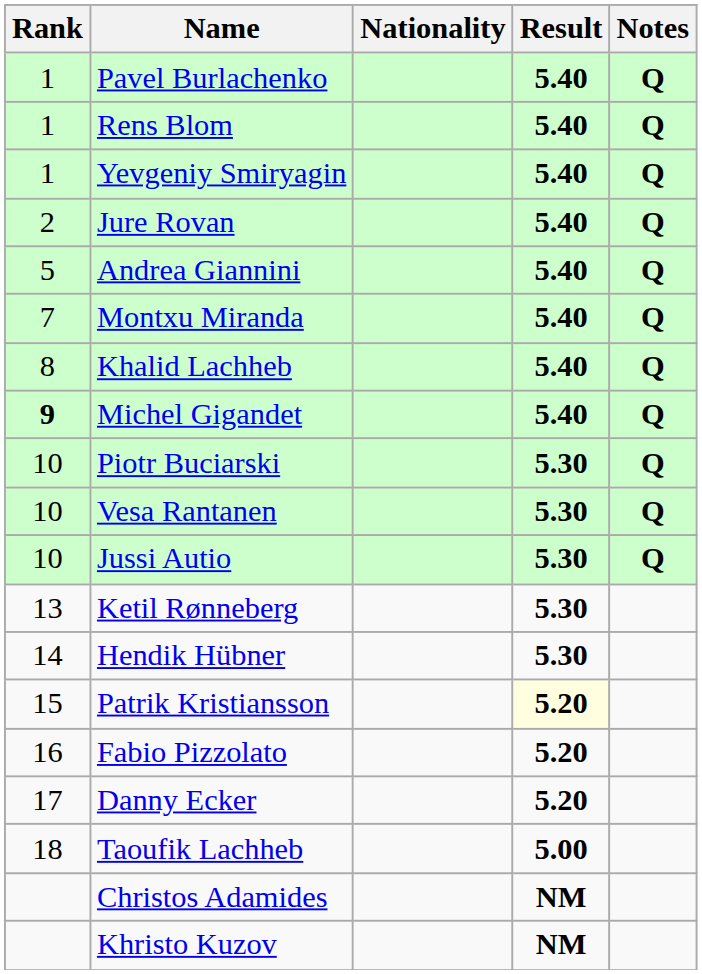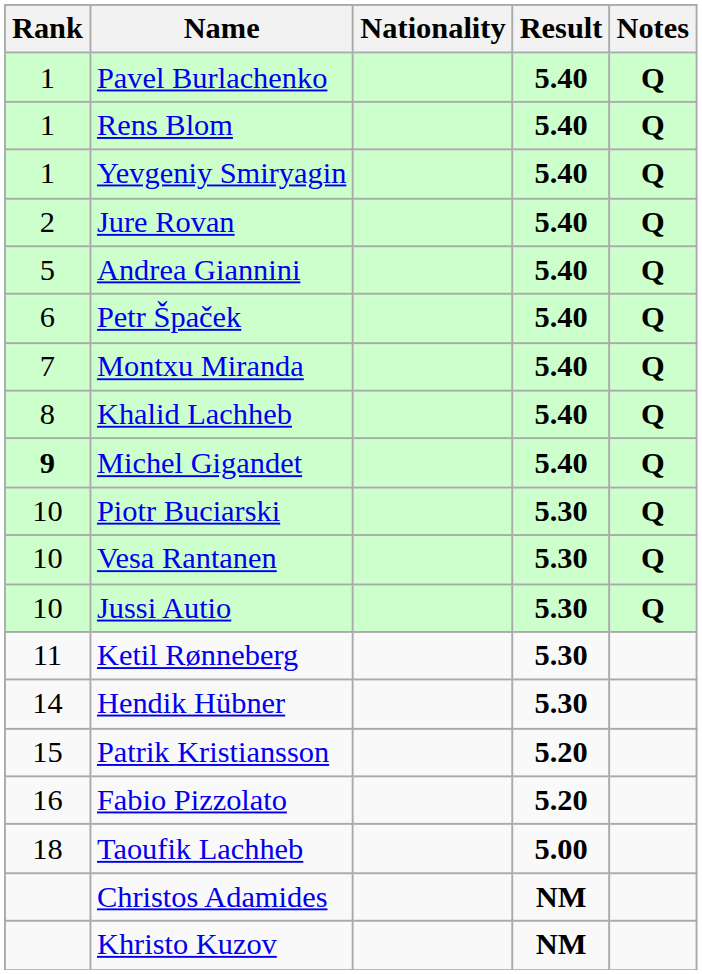+ row: (169, 317)
(47, 607) 13 -> (47, 655) 11
(561, 703) lightyellow background -> (561, 751) no background
- row: (177, 800)
